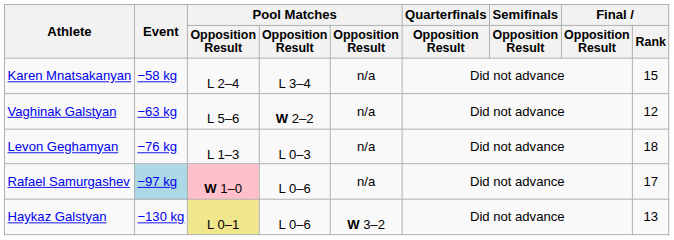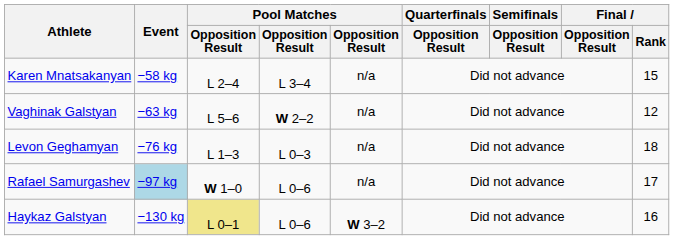(223, 189) pink background -> (223, 189) no background
(651, 217) 13 -> (651, 217) 16
